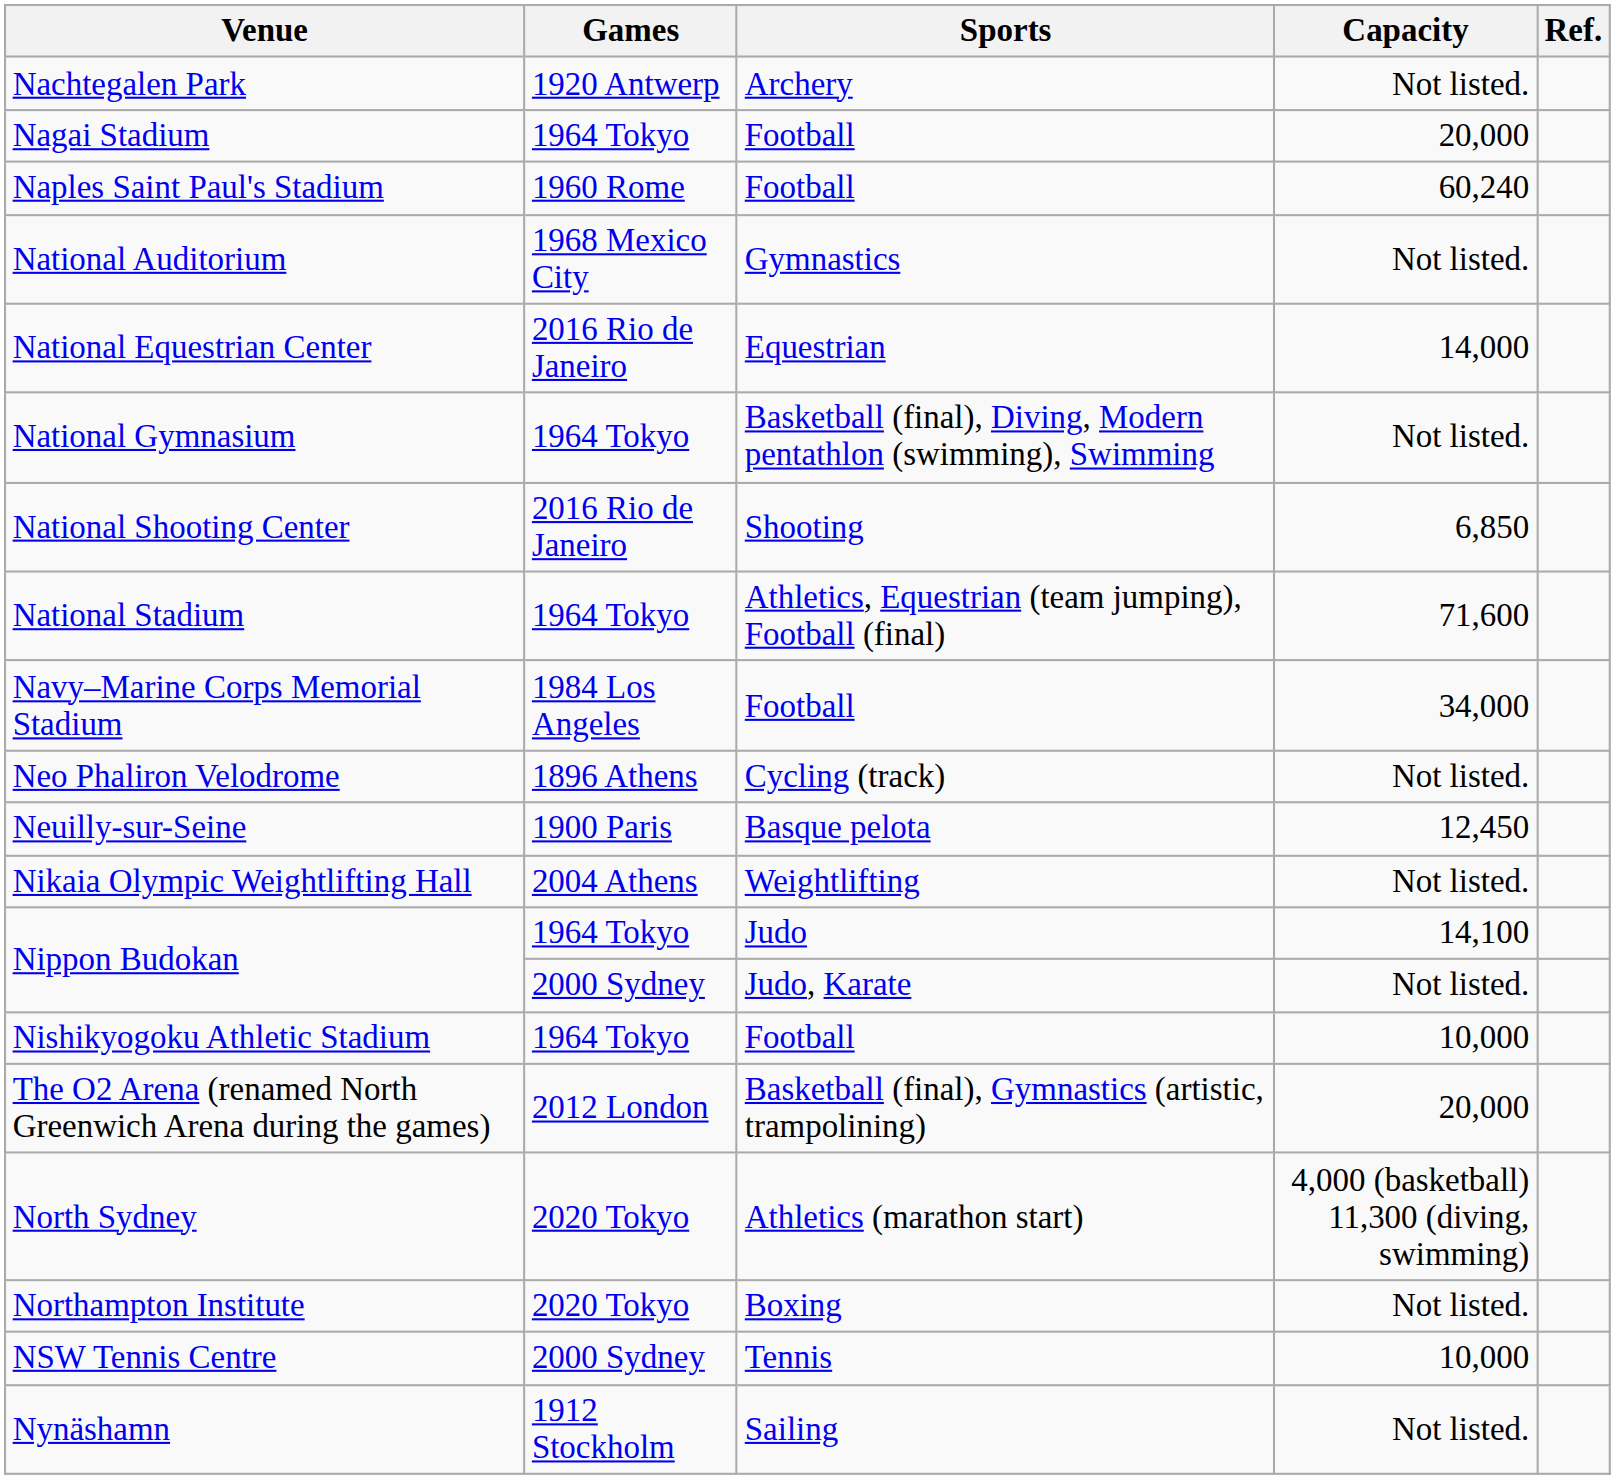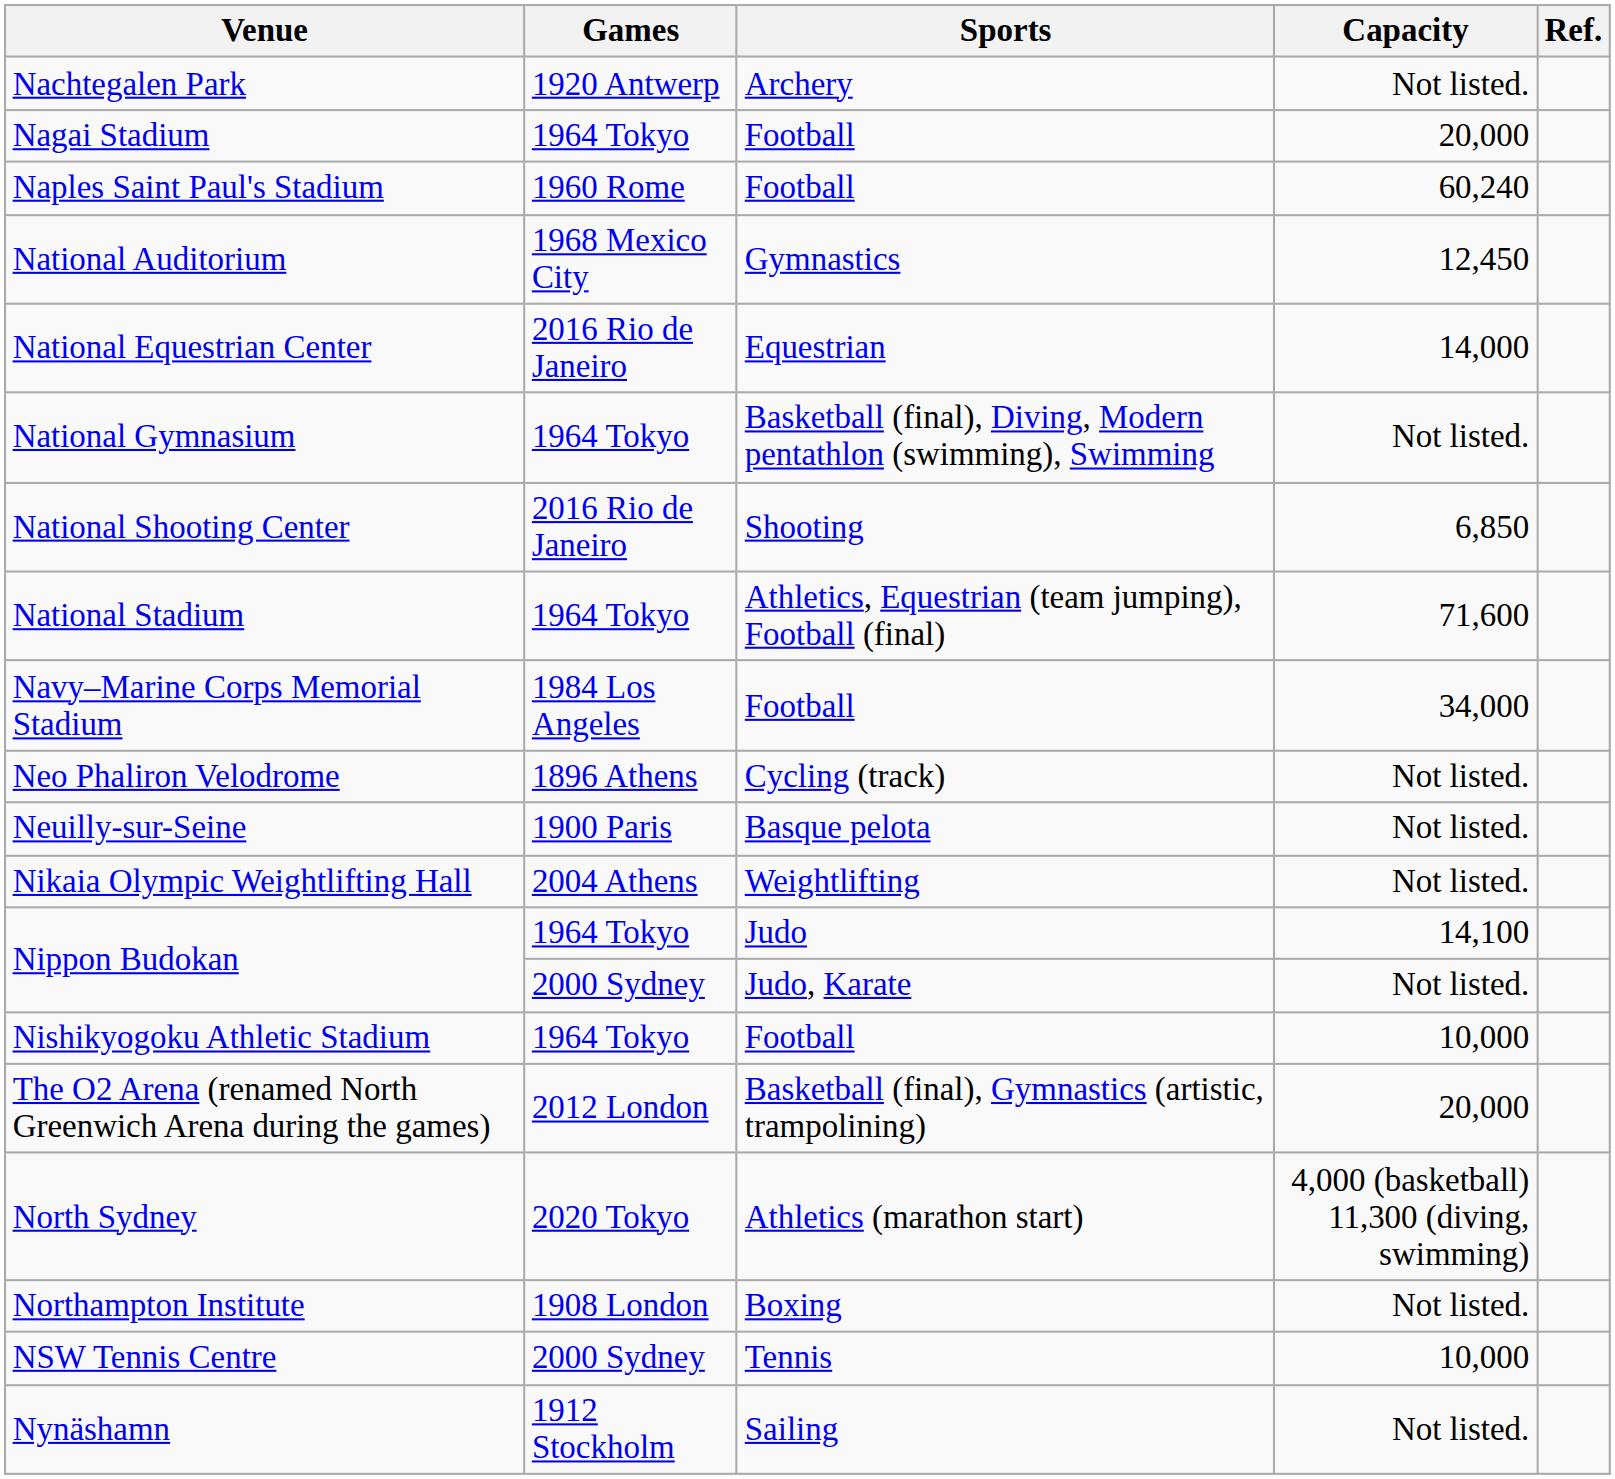(1461, 258) Not listed. -> (1484, 258) 12,450
(1484, 828) 12,450 -> (1461, 828) Not listed.
(611, 1305) 2020 Tokyo -> (620, 1305) 1908 London
